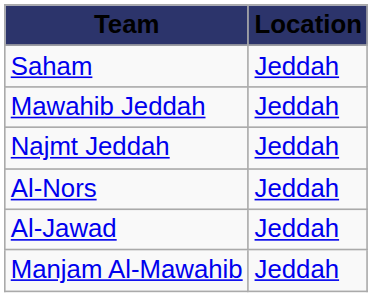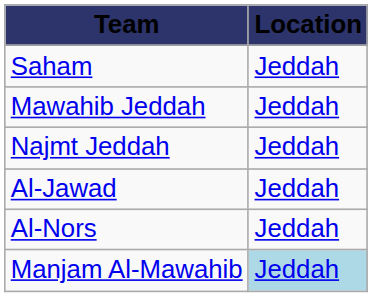rows swapped: (54, 188) <-> (64, 229)
(297, 270) no background -> (297, 270) lightblue background
